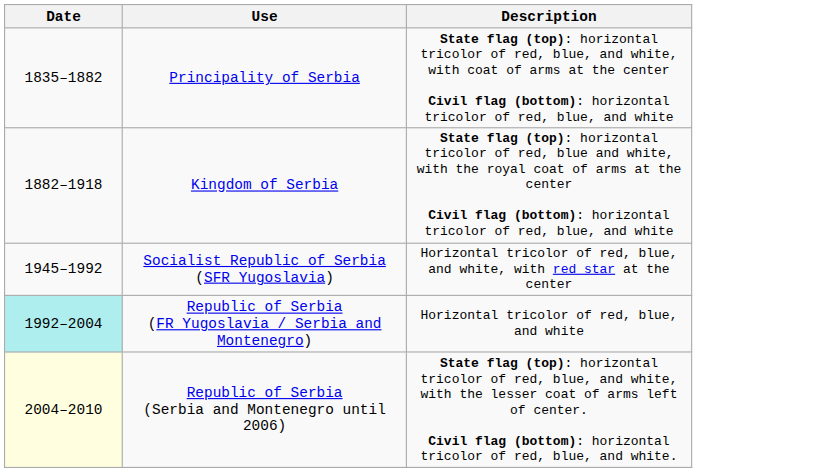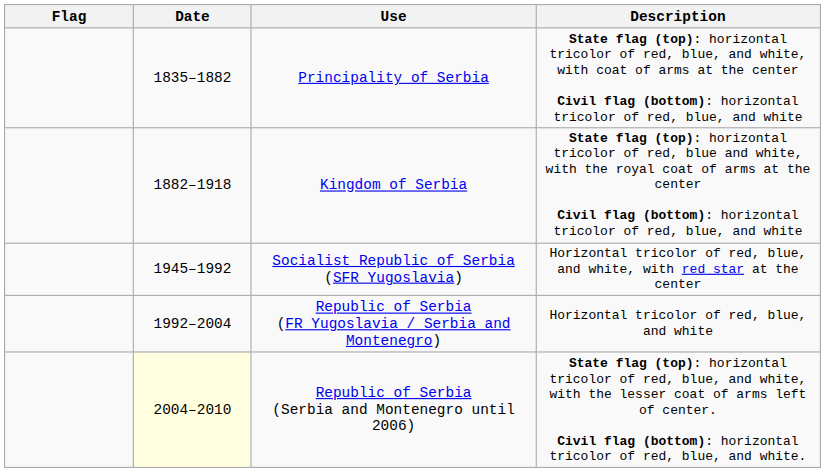+ column: (69, 16)
(63, 324) paleturquoise background -> (192, 324) no background
